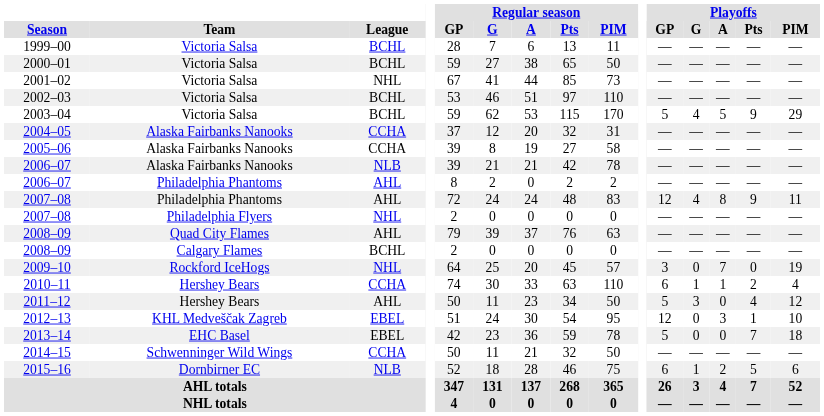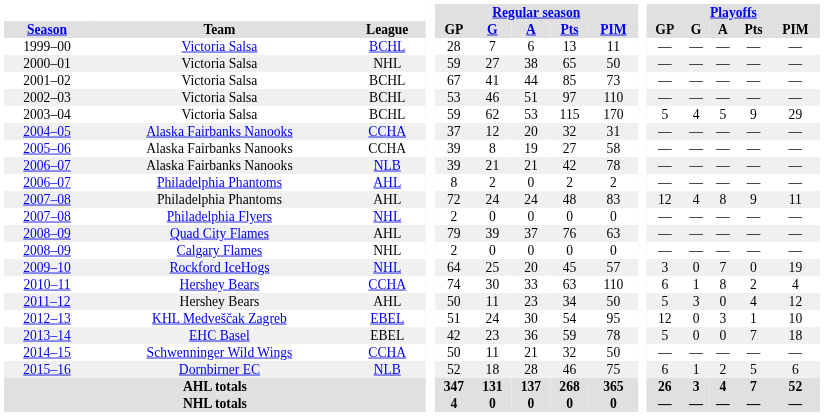(387, 63) BCHL -> (387, 63) NHL
(387, 80) NHL -> (387, 80) BCHL
(387, 250) BCHL -> (387, 250) NHL
(723, 284) 1 -> (723, 284) 8
